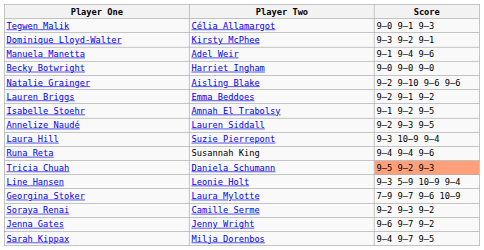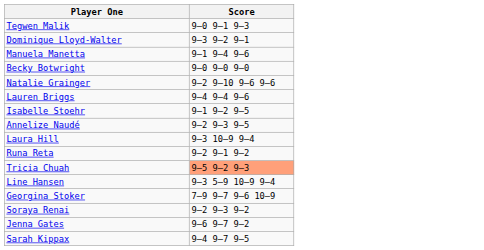- column: (282, 11)
(405, 97) 9–2 9–1 9–2 -> (220, 97) 9–4 9–4 9–6
(405, 153) 9–4 9–4 9–6 -> (220, 153) 9–2 9–1 9–2
